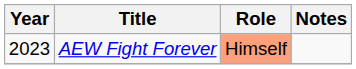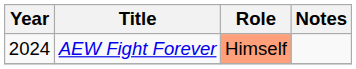(30, 48) 2023 -> (30, 48) 2024
